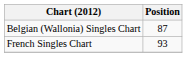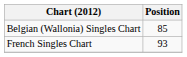(162, 28) 87 -> (162, 28) 85
